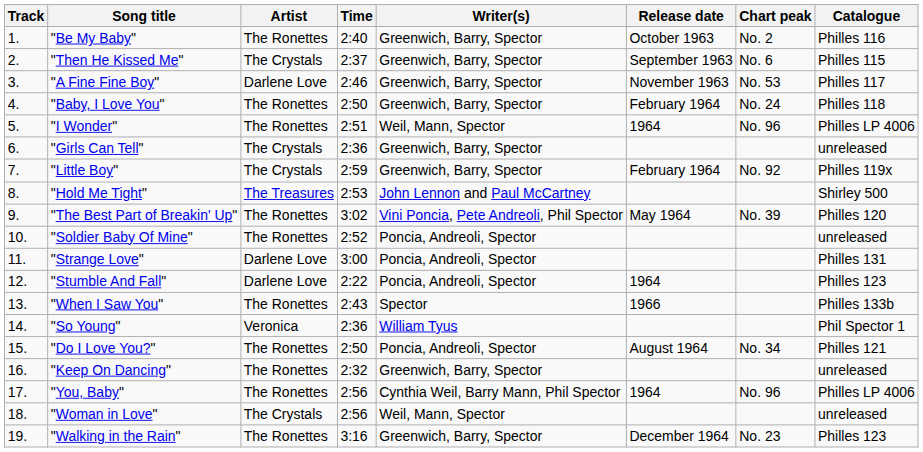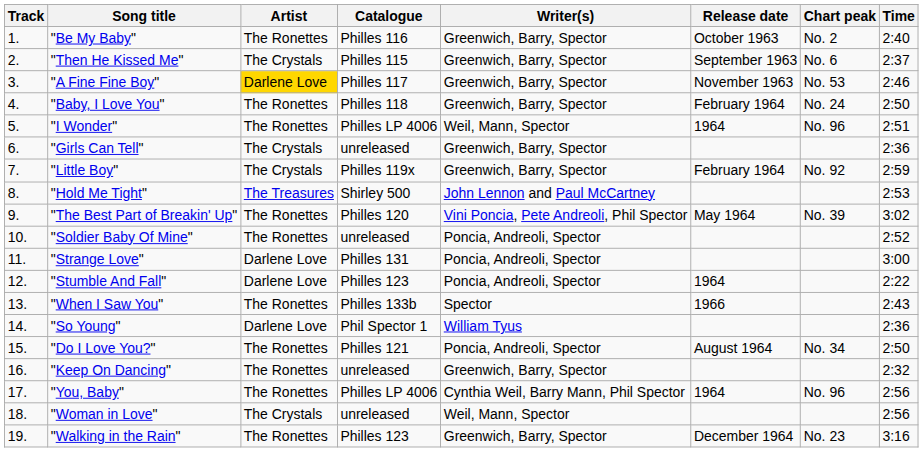columns swapped: (357, 16) <-> (866, 16)
(285, 82) no background -> (285, 82) gold background
(271, 326) Veronica -> (285, 326) Darlene Love
